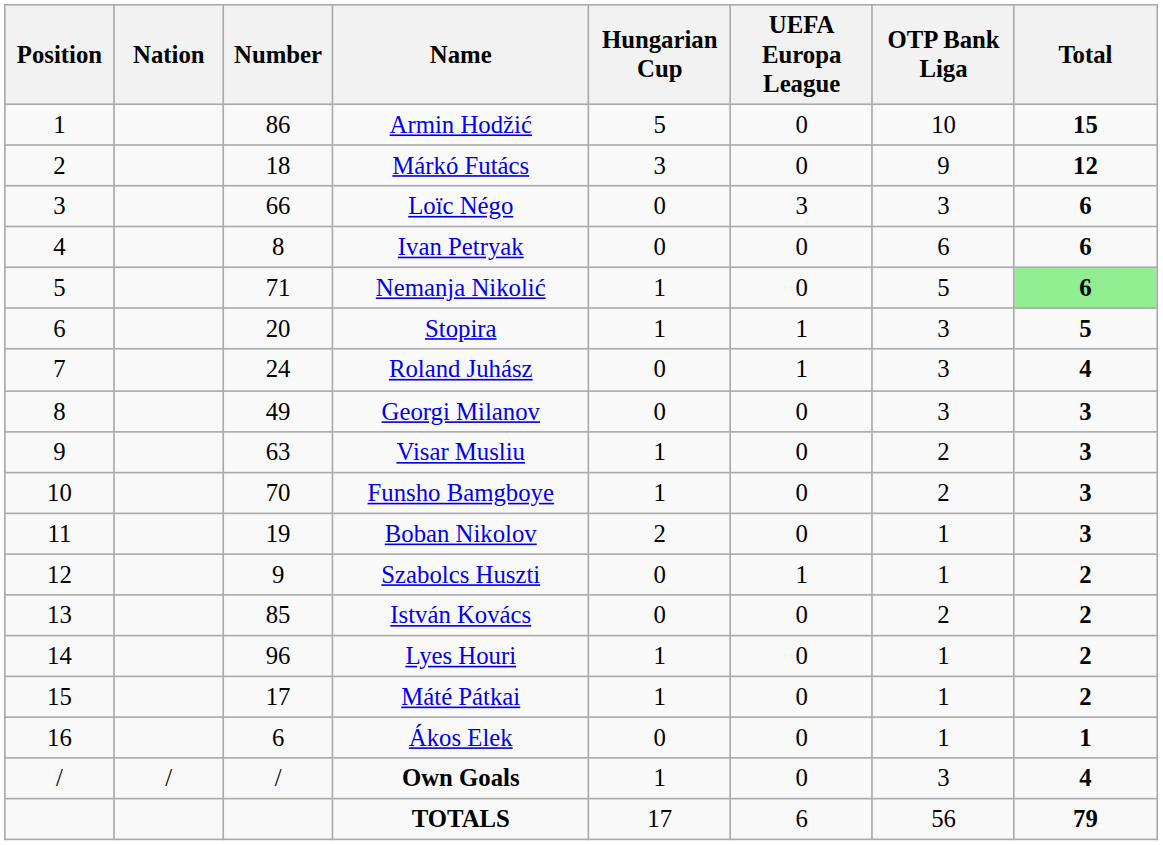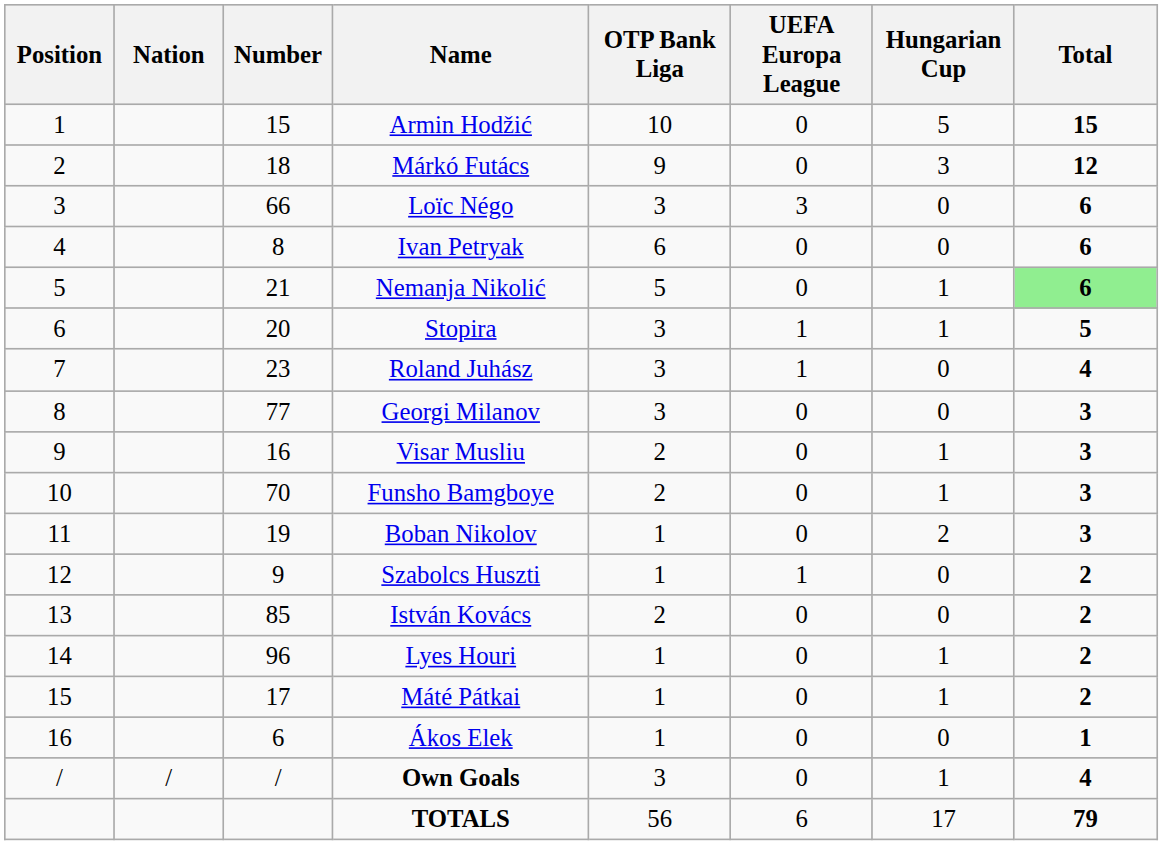columns swapped: (944, 54) <-> (660, 54)
(278, 124) 86 -> (278, 124) 15
(278, 288) 71 -> (278, 288) 21
(278, 369) 24 -> (278, 369) 23
(278, 410) 49 -> (278, 410) 77
(278, 451) 63 -> (278, 451) 16
